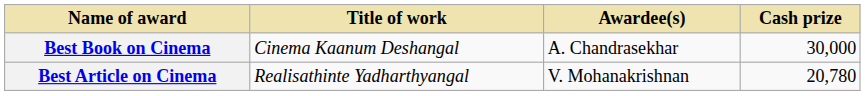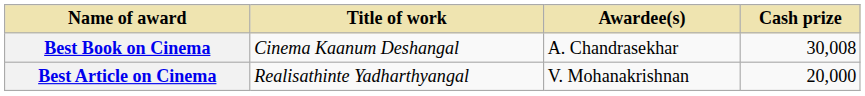(831, 47) 30,000 -> (831, 47) 30,008
(831, 76) 20,780 -> (831, 76) 20,000
